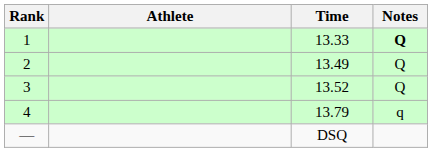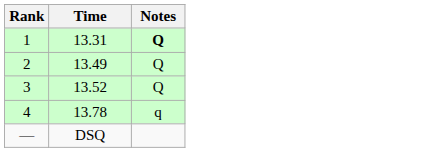- column: (170, 16)
(332, 40) 13.33 -> (90, 40) 13.31
(332, 111) 13.79 -> (90, 111) 13.78
